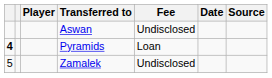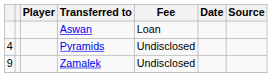(166, 30) Undisclosed -> (149, 30) Loan
(10, 47) bold -> (10, 47) normal
(149, 47) Loan -> (166, 47) Undisclosed
(10, 64) 5 -> (10, 64) 9
